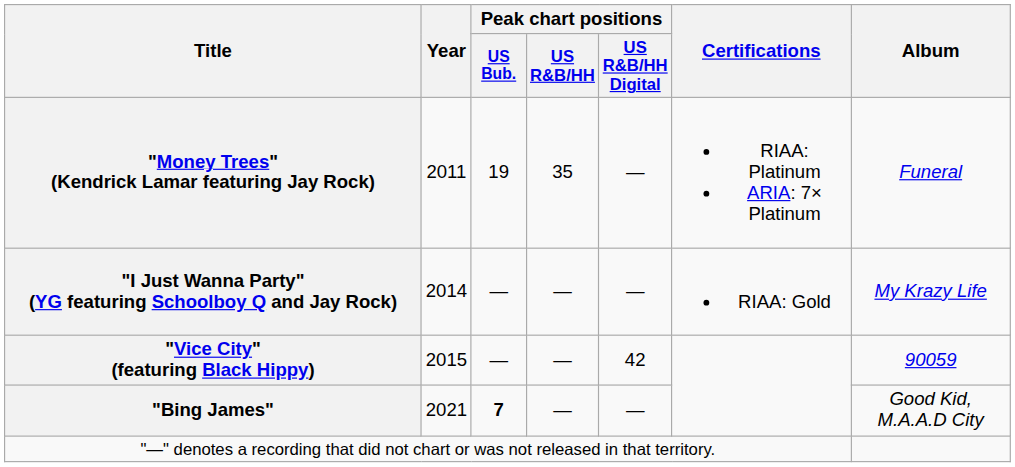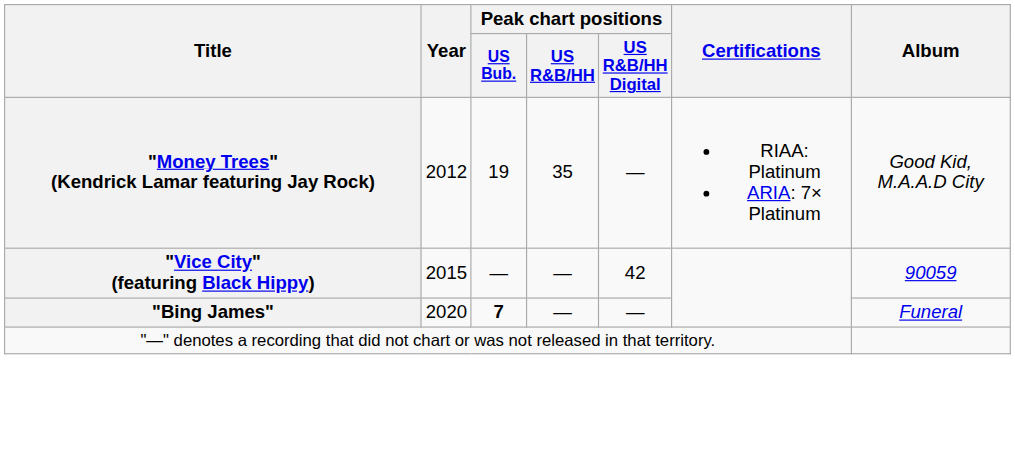(446, 172) 2011 -> (446, 172) 2012
(931, 172) Funeral -> (931, 172) Good Kid, M.A.A.D City
- row: (213, 291)
(446, 410) 2021 -> (446, 312) 2020
(931, 410) Good Kid, M.A.A.D City -> (931, 312) Funeral
